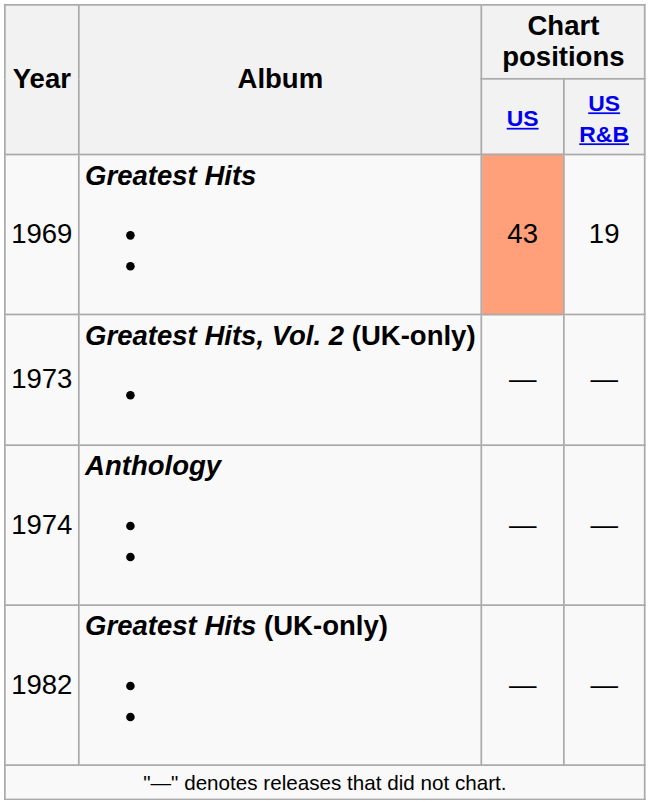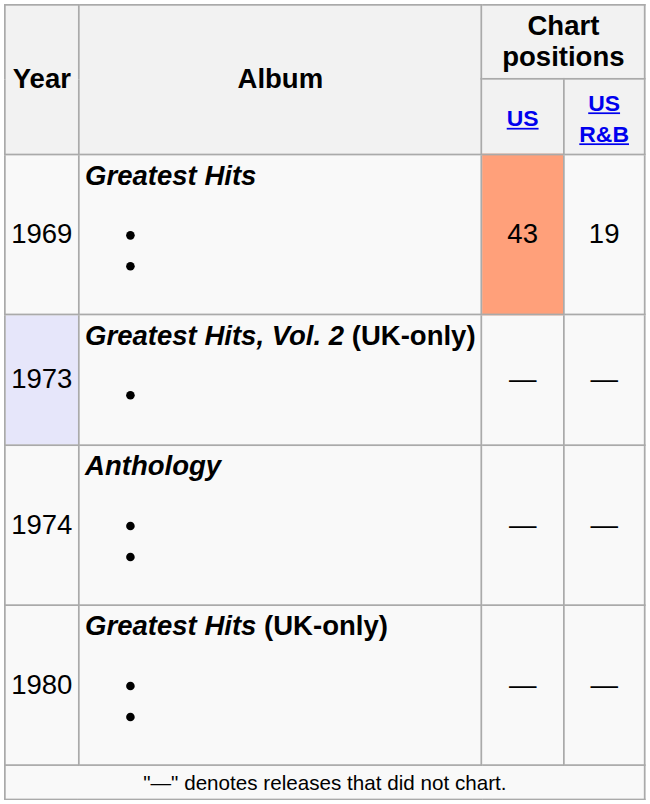(42, 379) no background -> (42, 379) lavender background
(42, 684) 1982 -> (42, 684) 1980
